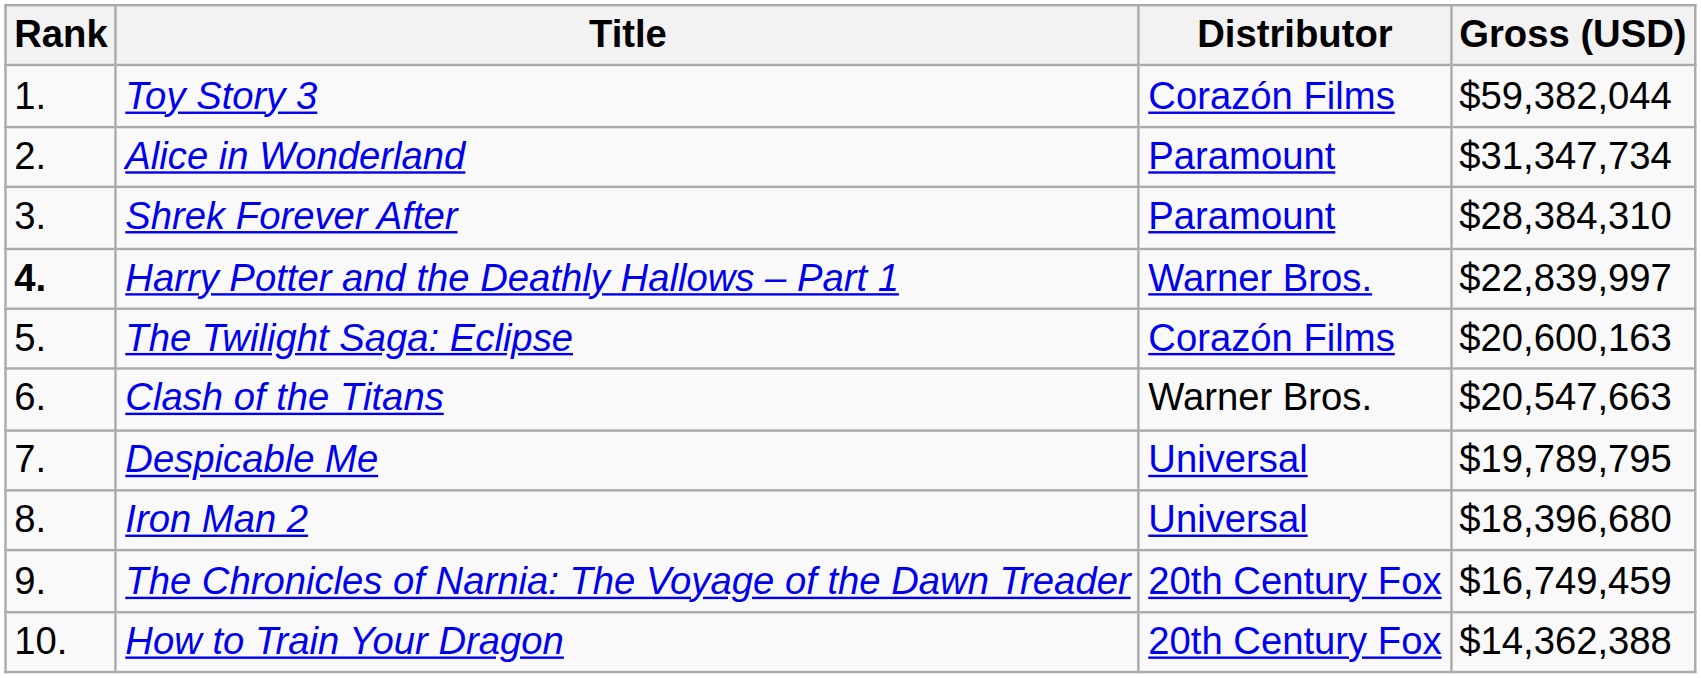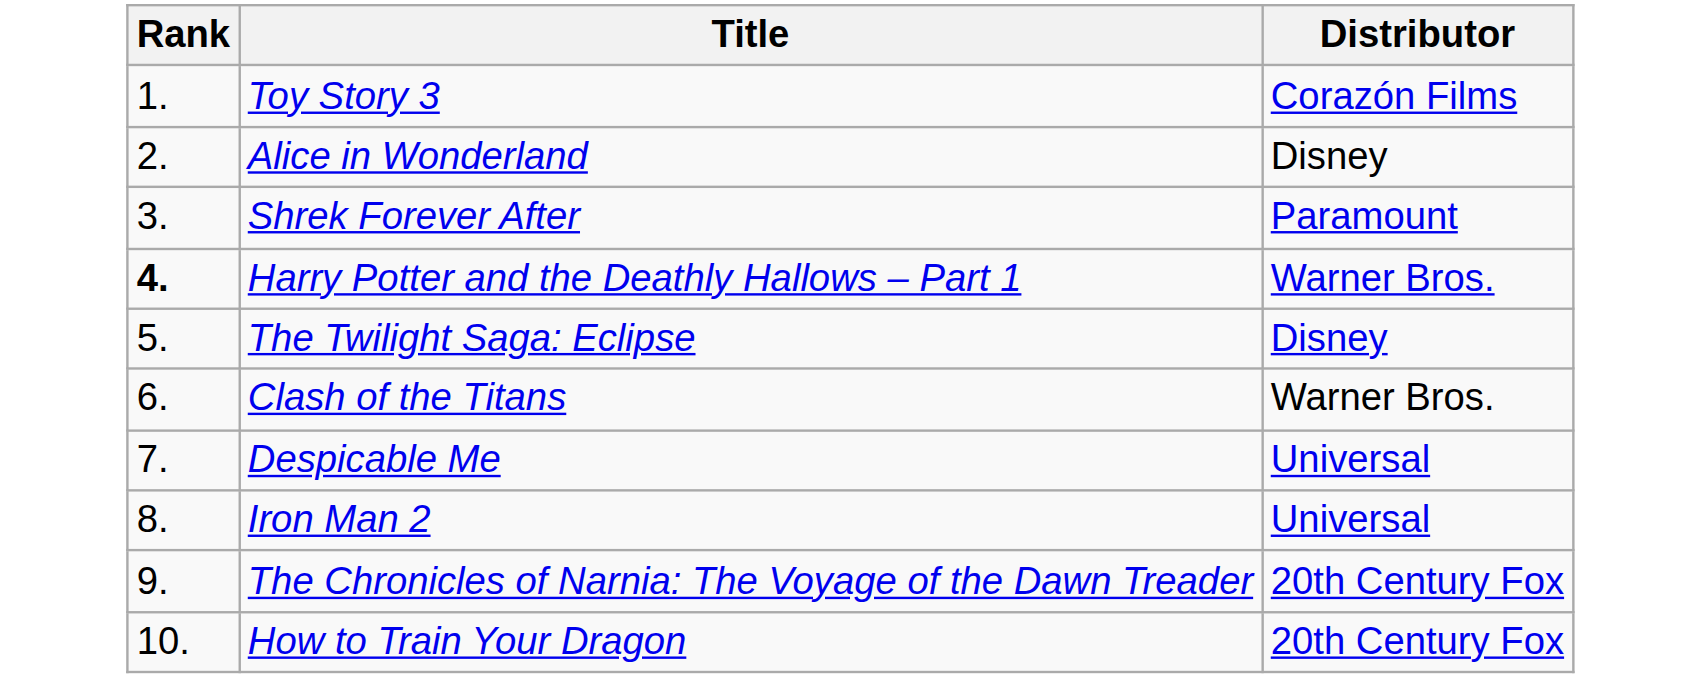- column: (1573, 34)
(1242, 156) Paramount -> (1329, 156) Disney
(1272, 338) Corazón Films -> (1329, 338) Disney
